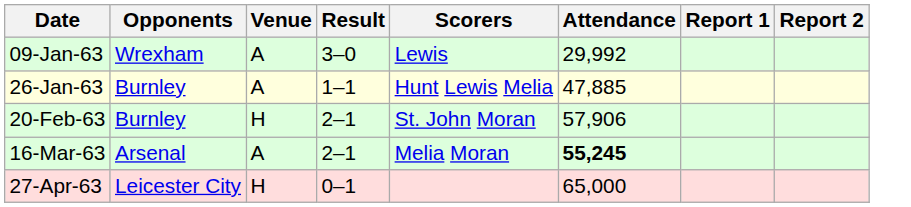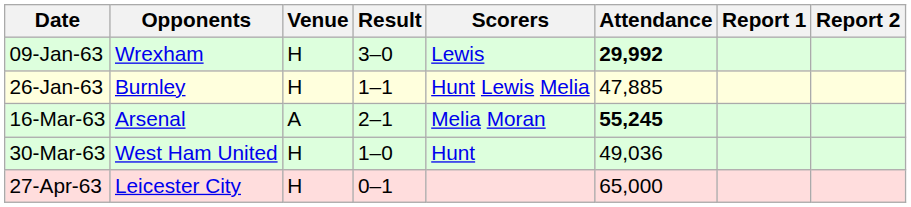(258, 53) A -> (295, 53) H
(594, 53) normal -> (631, 53) bold
(258, 86) A -> (295, 86) H
- row: (57, 119)
+ row: (57, 152)
